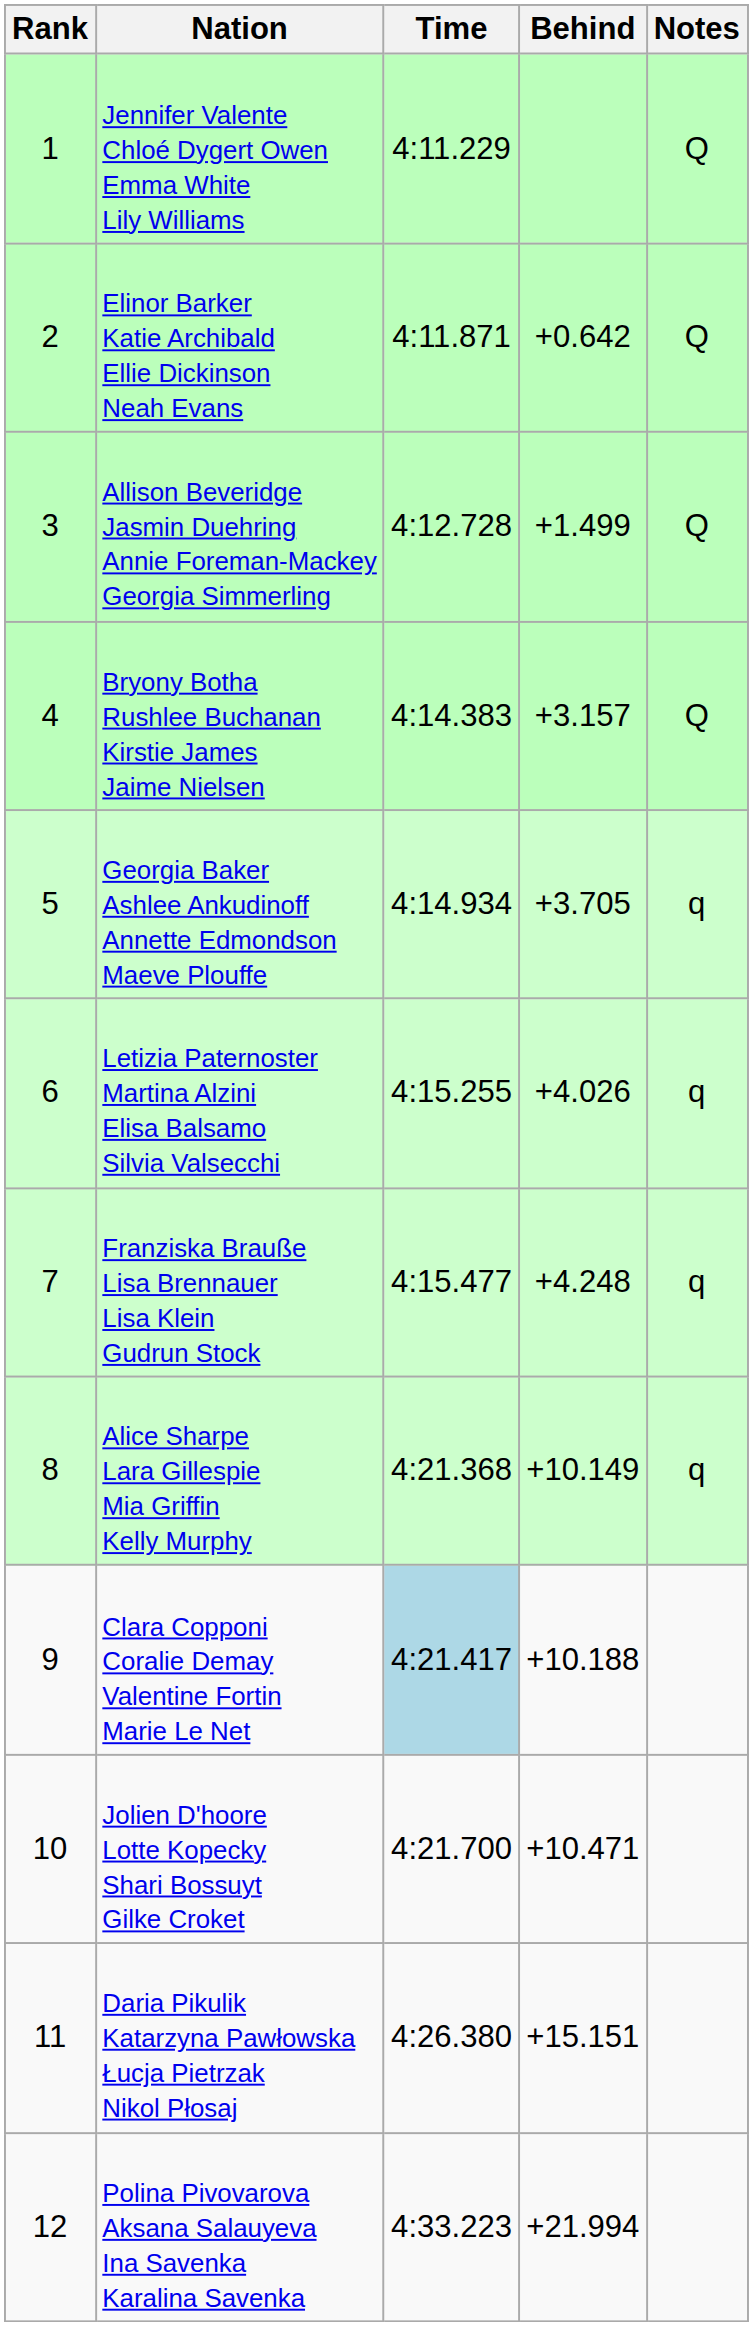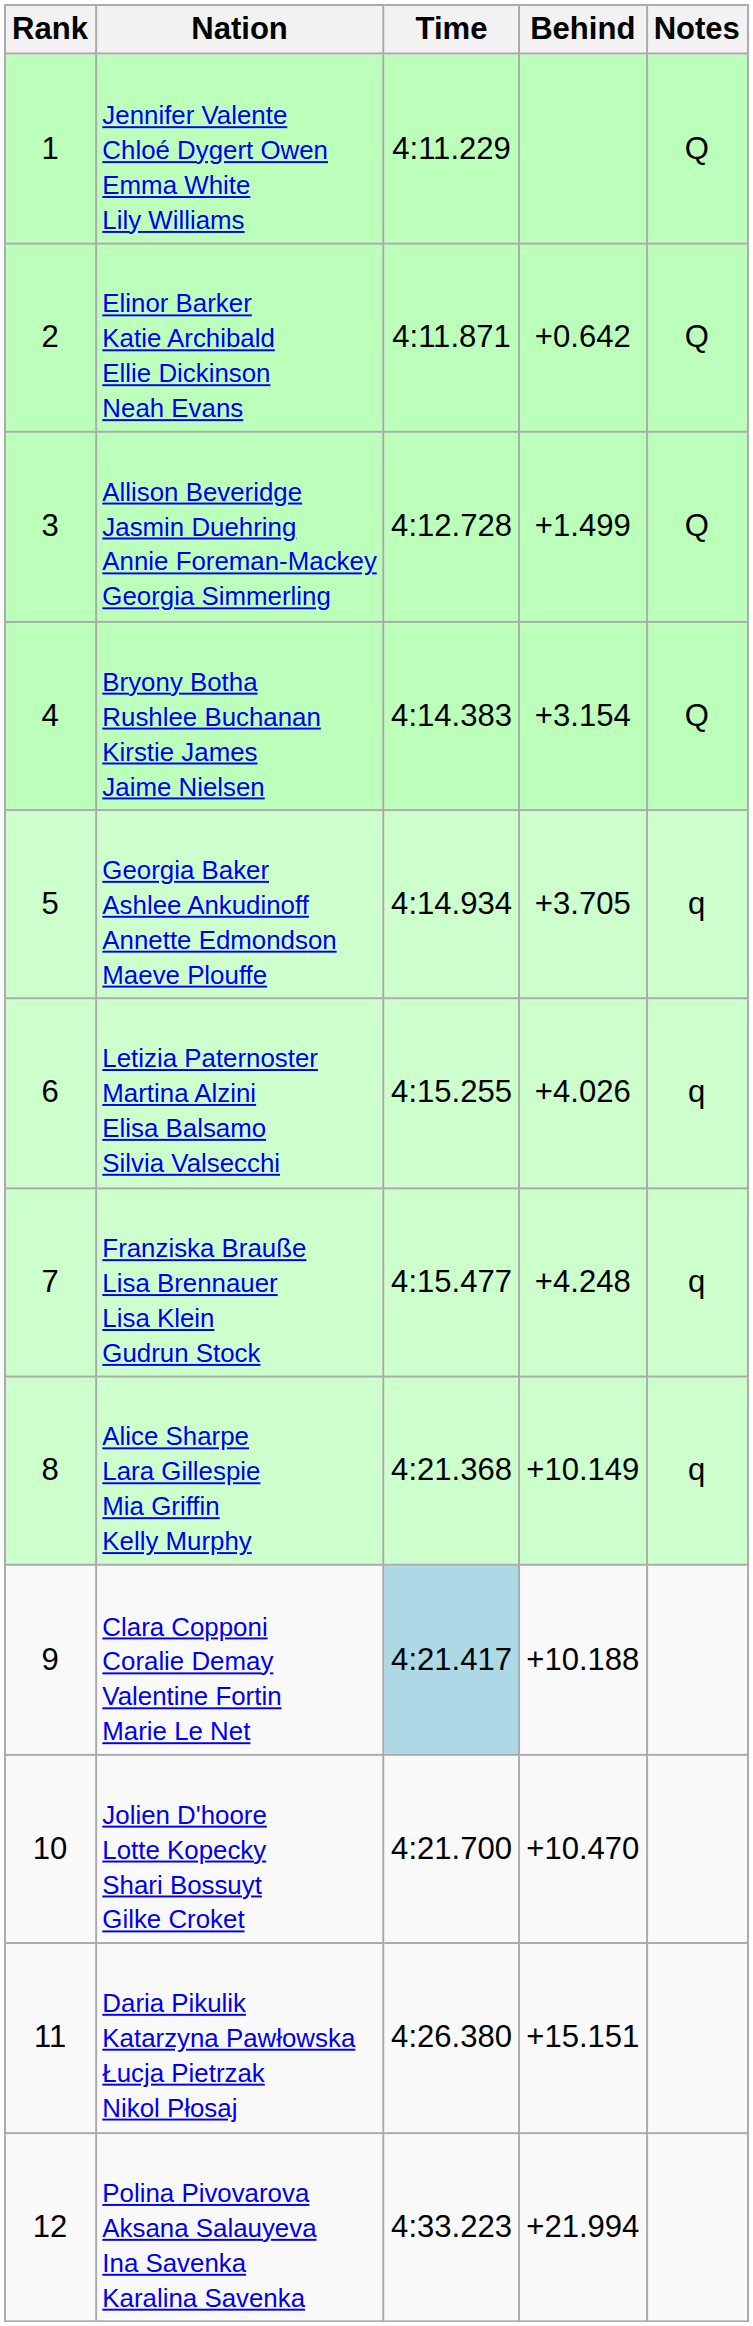(583, 714) +3.157 -> (583, 714) +3.154
(583, 1848) +10.471 -> (583, 1848) +10.470
